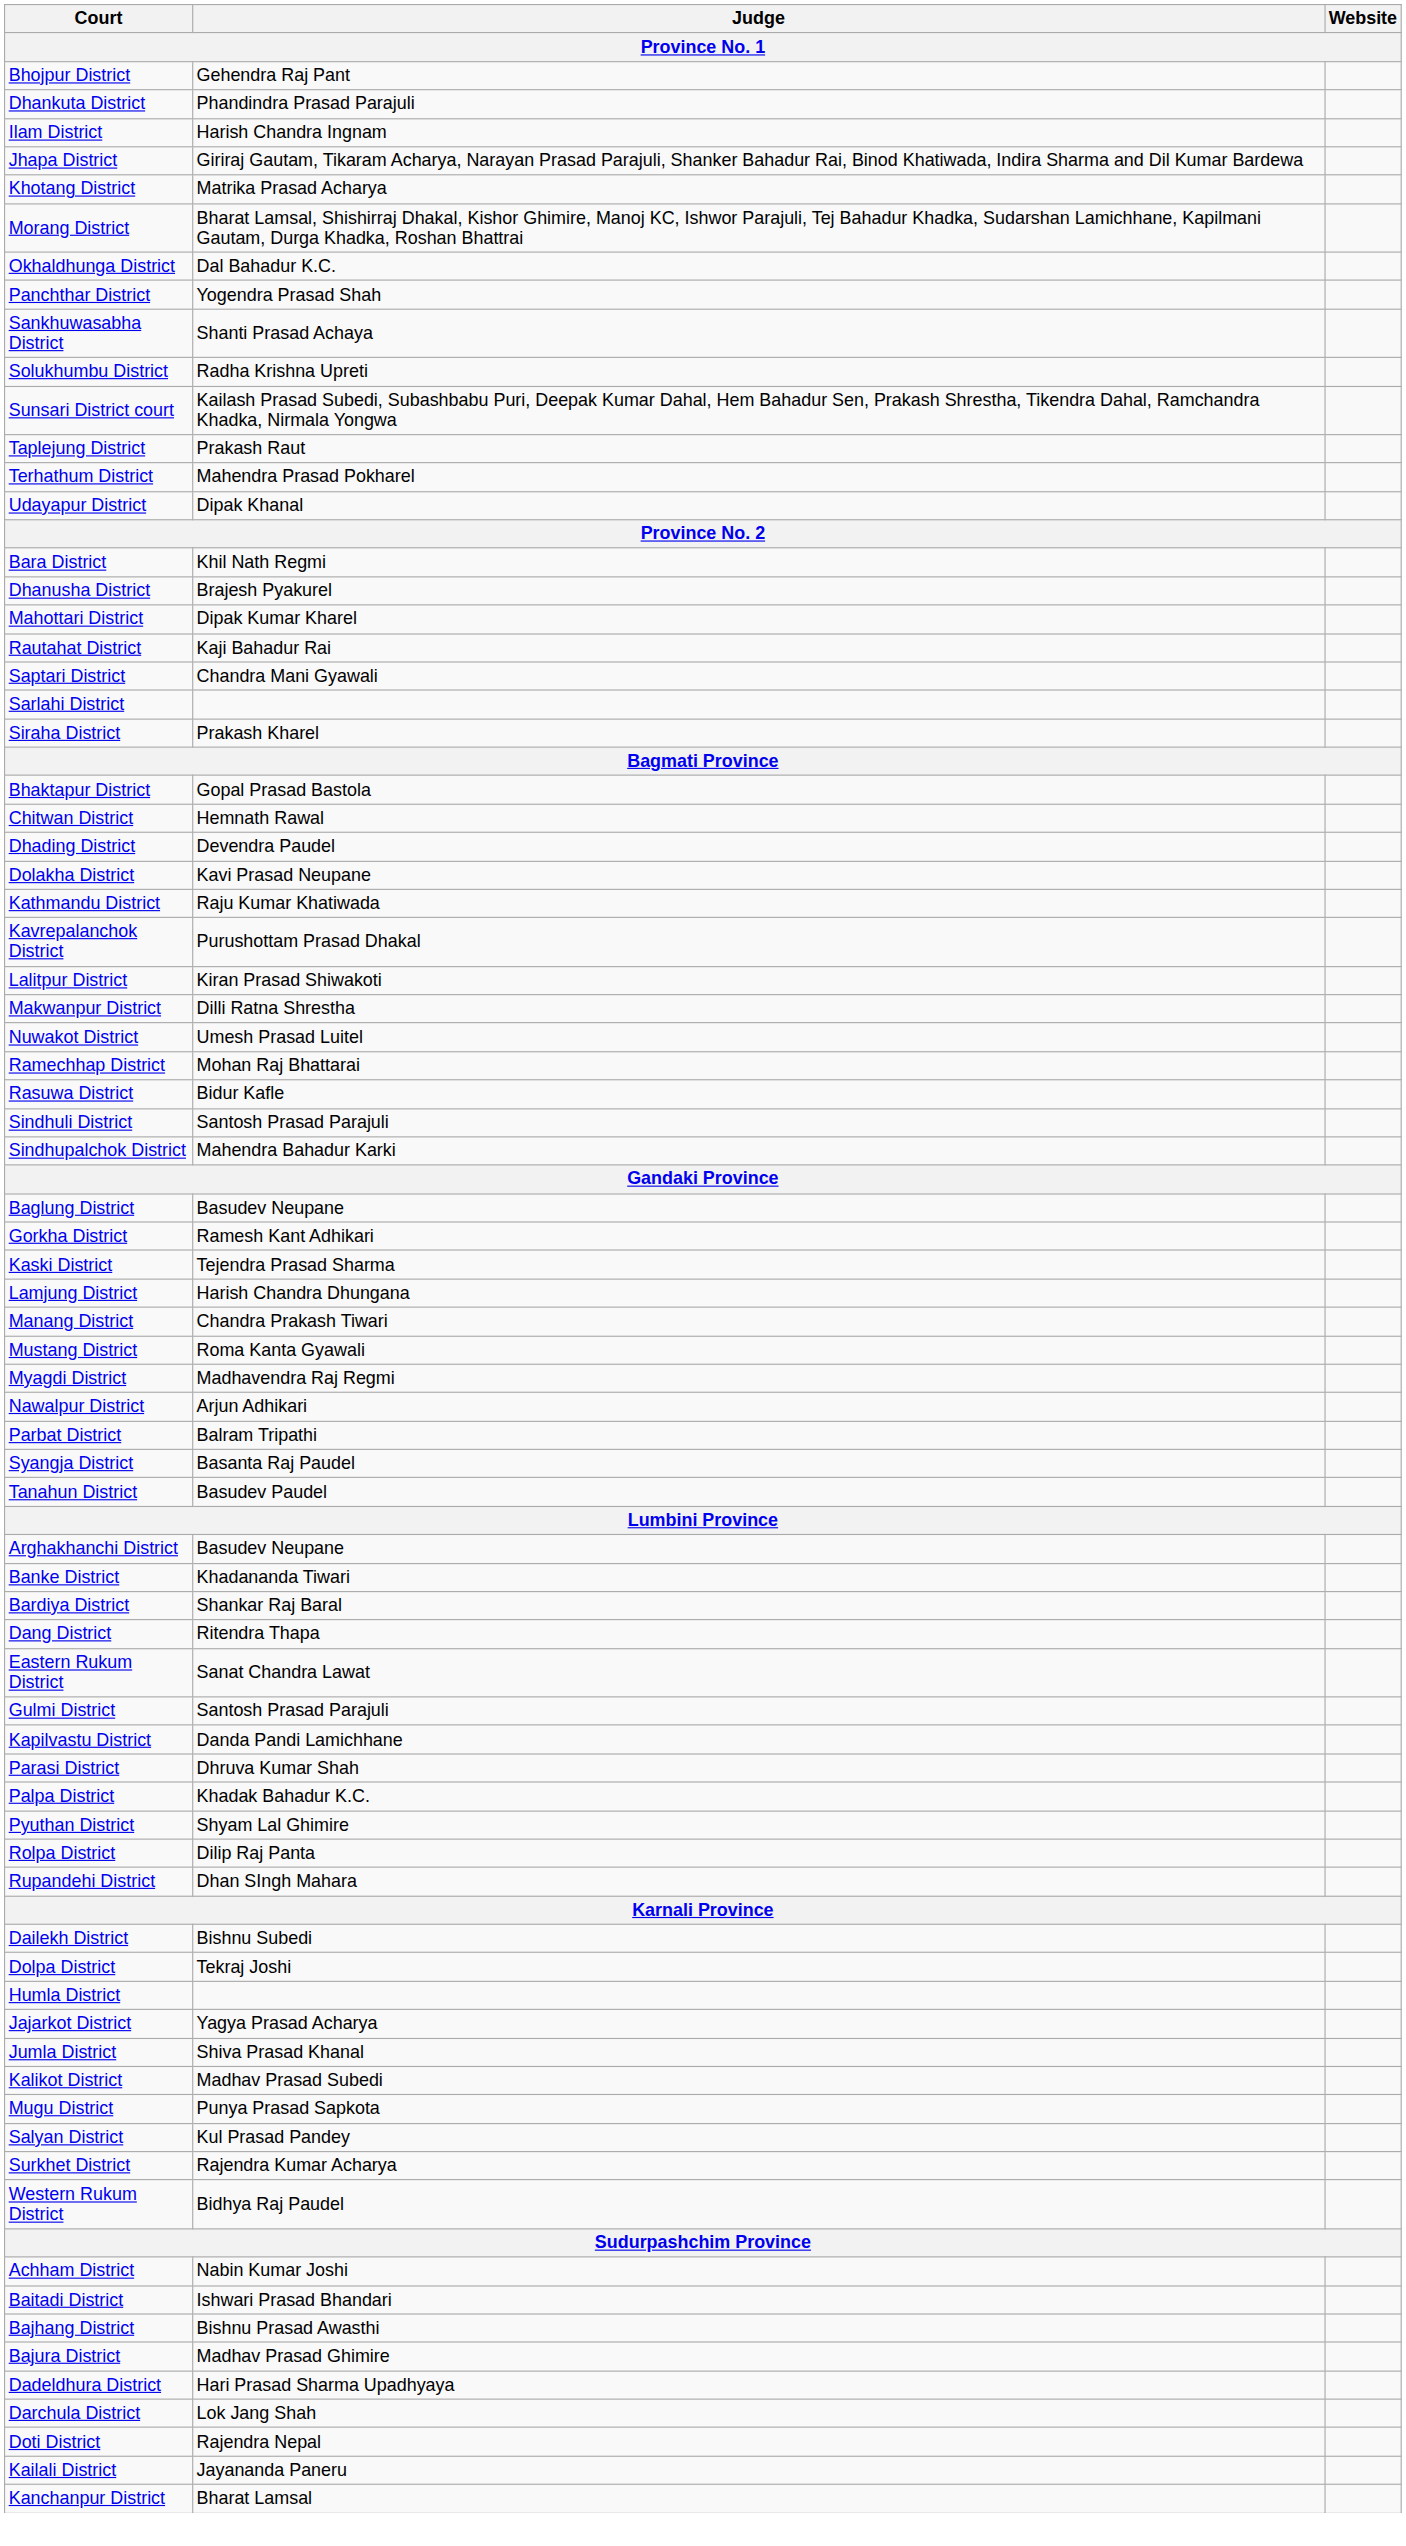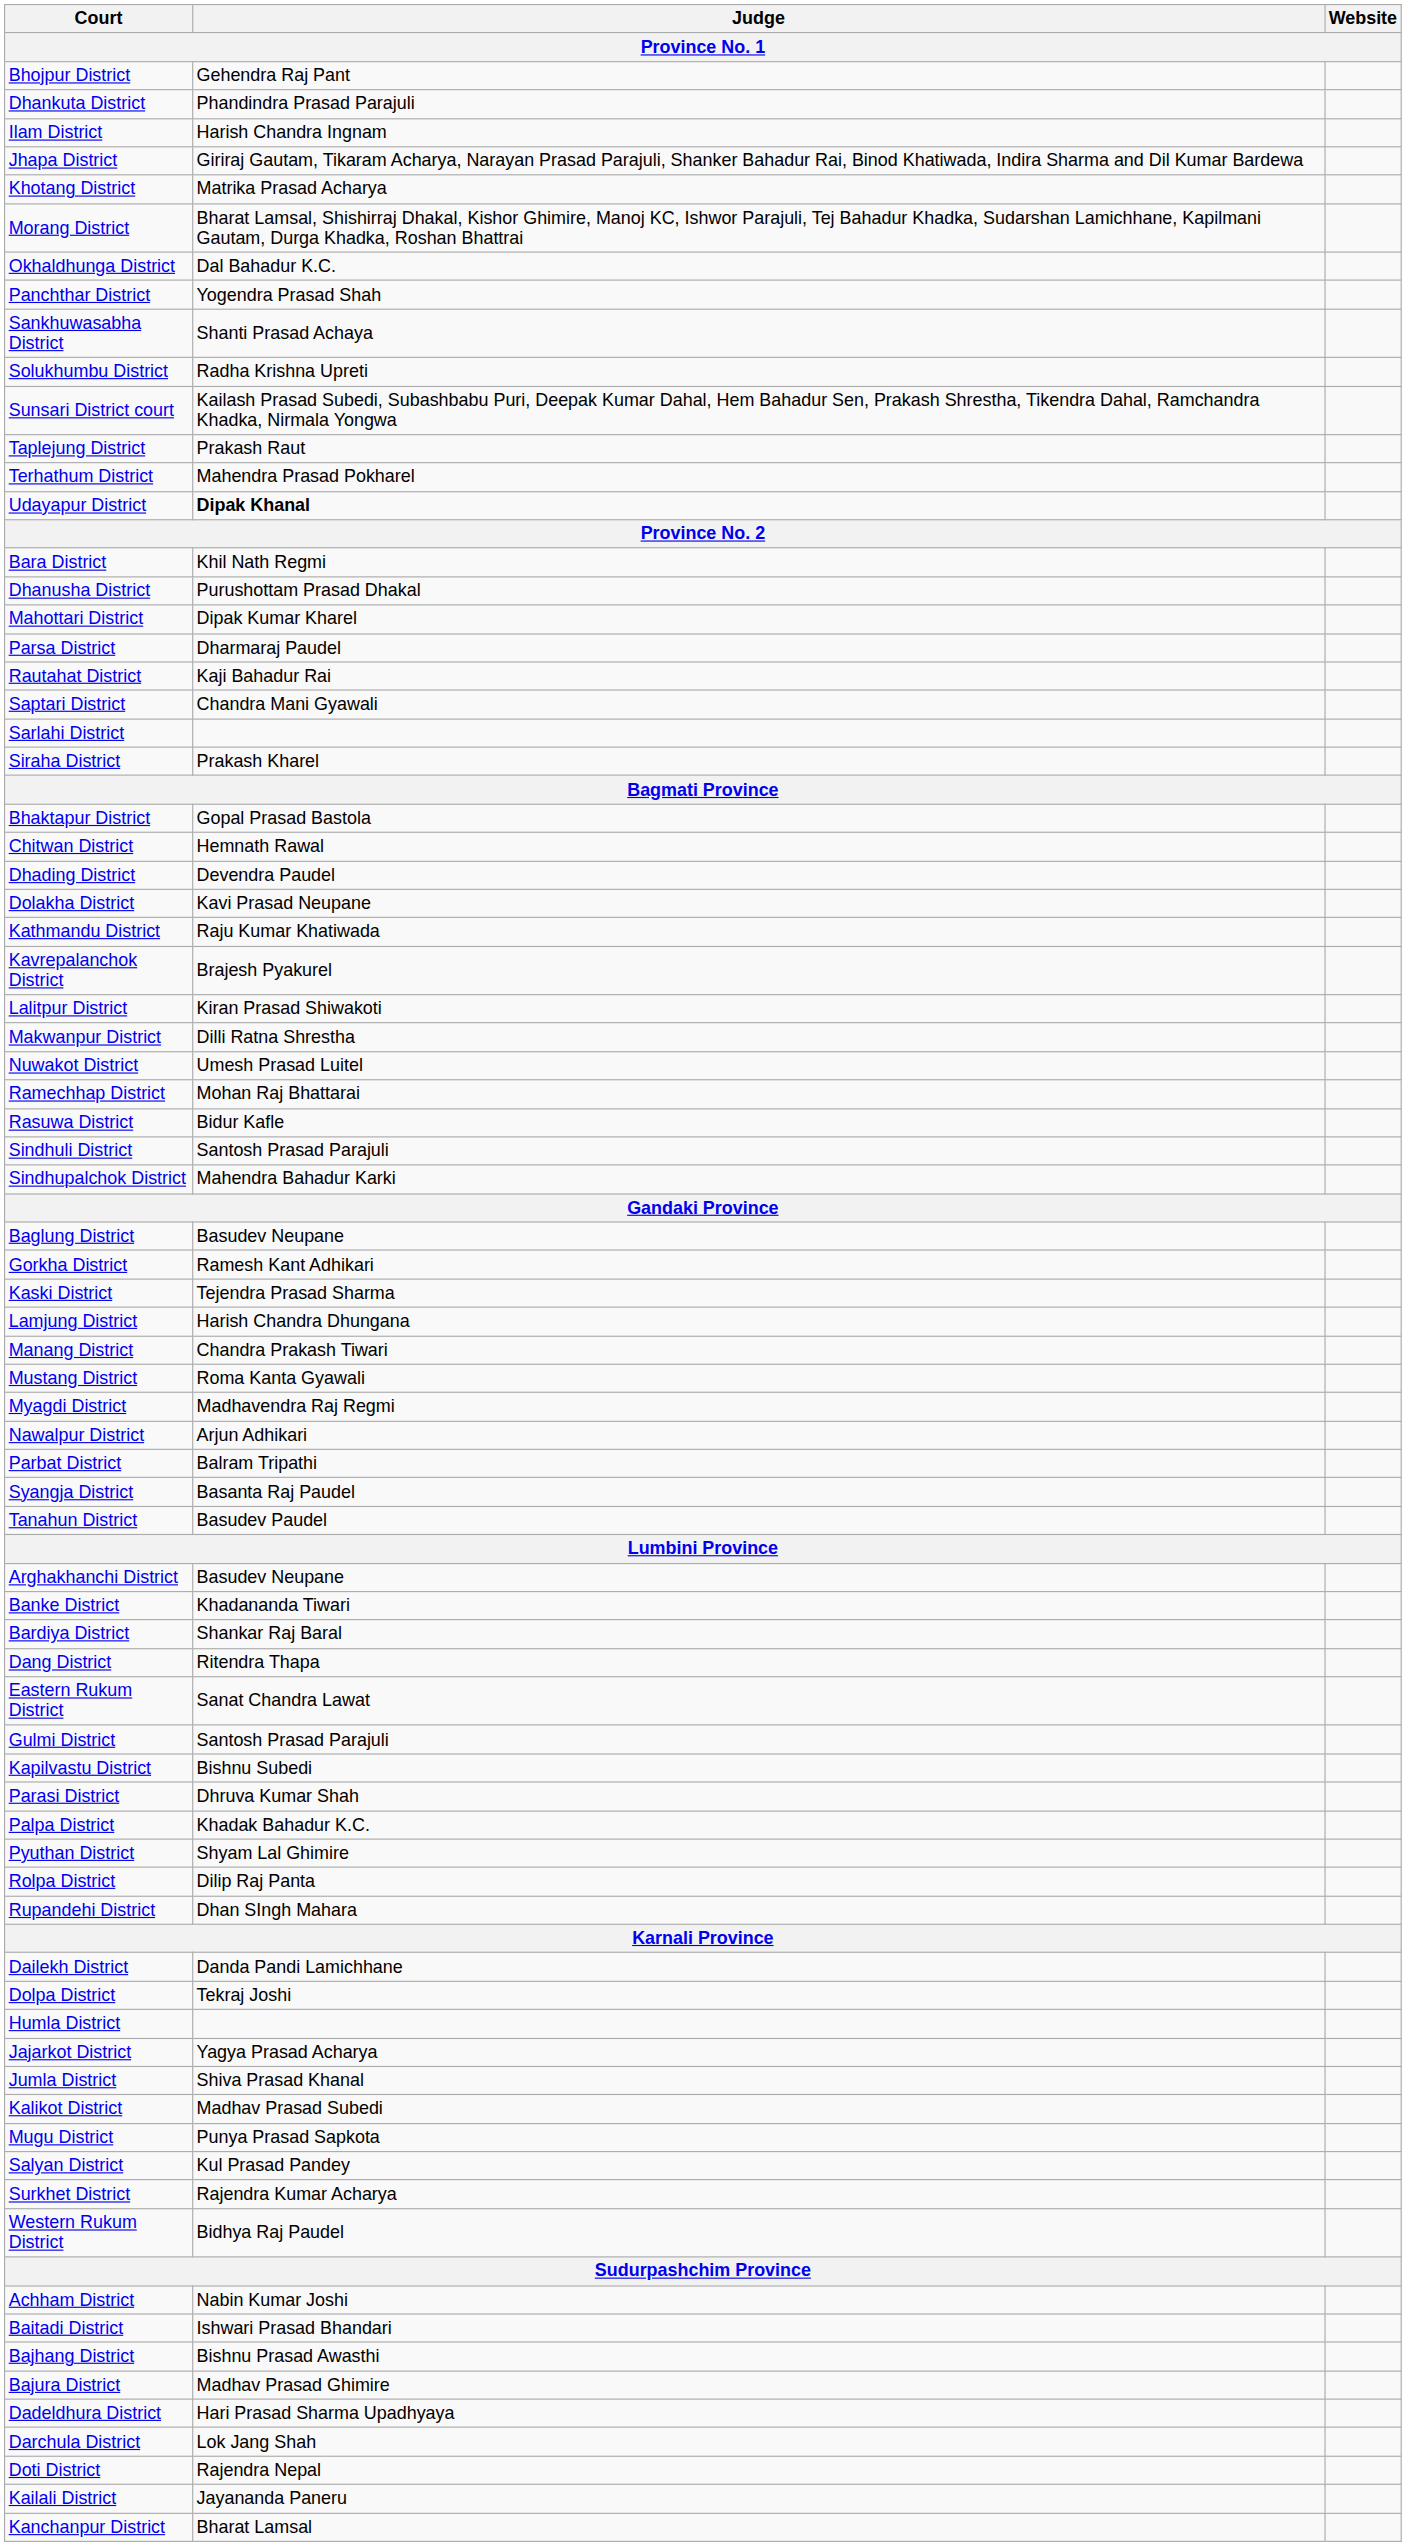(250, 505) normal -> (253, 505) bold
(264, 590) Brajesh Pyakurel -> (309, 590) Purushottam Prasad Dhakal
+ row: (62, 647)
(309, 941) Purushottam Prasad Dhakal -> (264, 970) Brajesh Pyakurel
(300, 1739) Danda Pandi Lamichhane -> (254, 1767) Bishnu Subedi
(254, 1938) Bishnu Subedi -> (300, 1966) Danda Pandi Lamichhane
